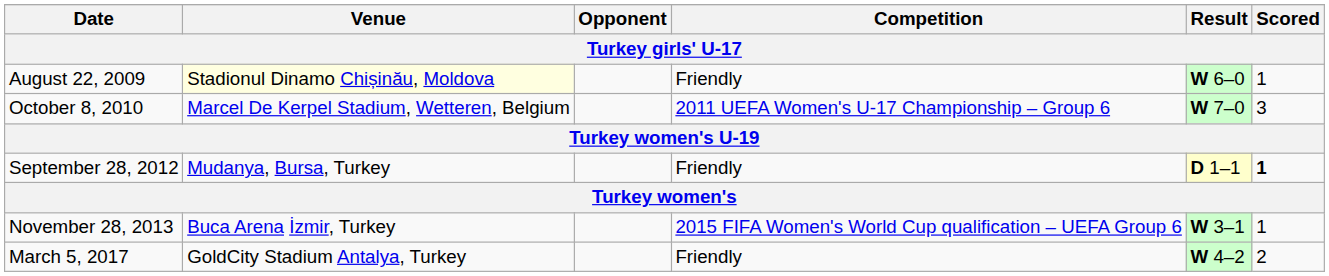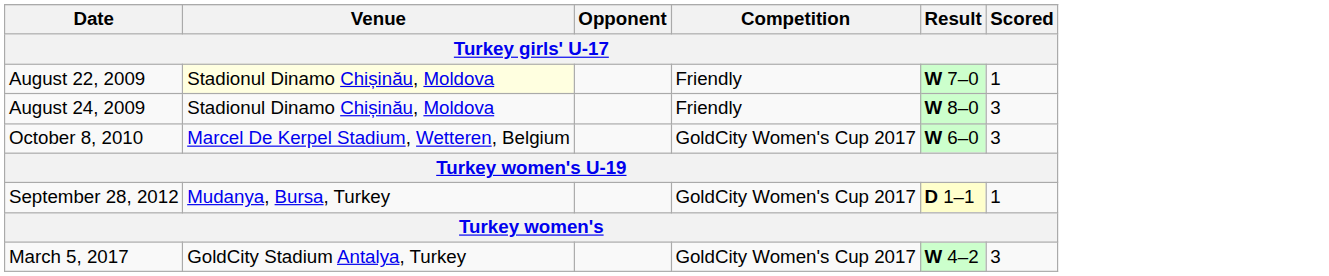(1218, 78) W 6–0 -> (952, 78) W 7–0
+ row: (77, 108)
(893, 108) 2011 UEFA Women's U-17 Championship – Group 6 -> (796, 138) GoldCity Women's Cup 2017
(1218, 108) W 7–0 -> (952, 138) W 6–0
(709, 167) Friendly -> (796, 197) GoldCity Women's Cup 2017
(1262, 167) bold -> (996, 197) normal
- row: (91, 227)
(709, 256) Friendly -> (796, 256) GoldCity Women's Cup 2017
(1262, 256) 2 -> (996, 256) 3
